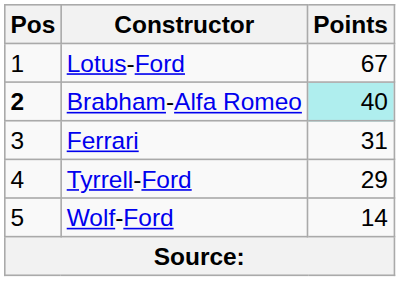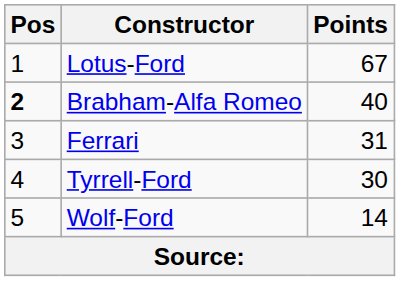(374, 102) paleturquoise background -> (374, 102) no background
(374, 179) 29 -> (374, 179) 30
